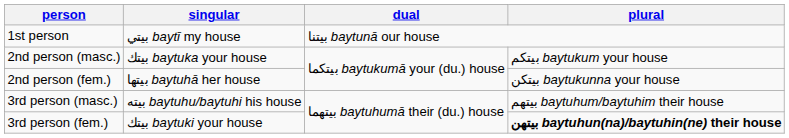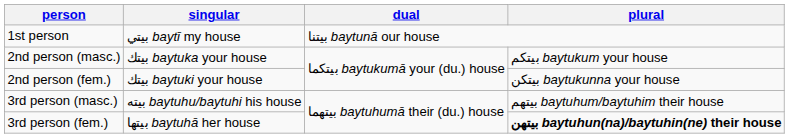(193, 79) بيتها baytuhā her house -> (194, 79) بيتك baytuki your house
(194, 123) بيتك baytuki your house -> (193, 123) بيتها baytuhā her house
